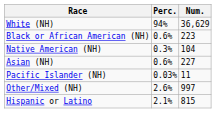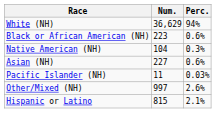columns swapped: (195, 11) <-> (165, 11)
